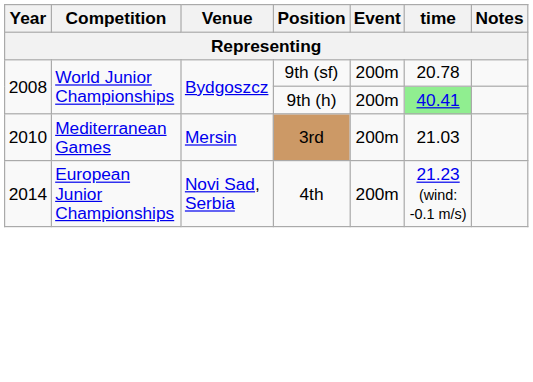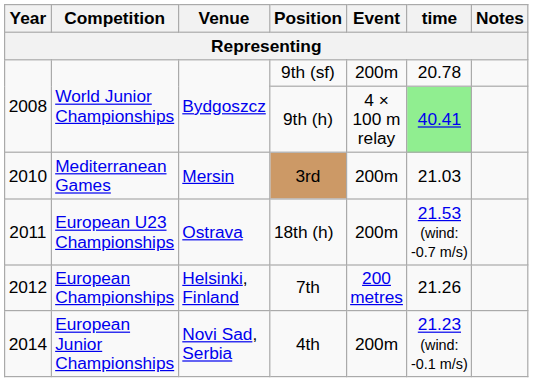(377, 101) 200m -> (377, 120) 4 × 100 m relay
+ row: (304, 232)
+ row: (308, 288)
